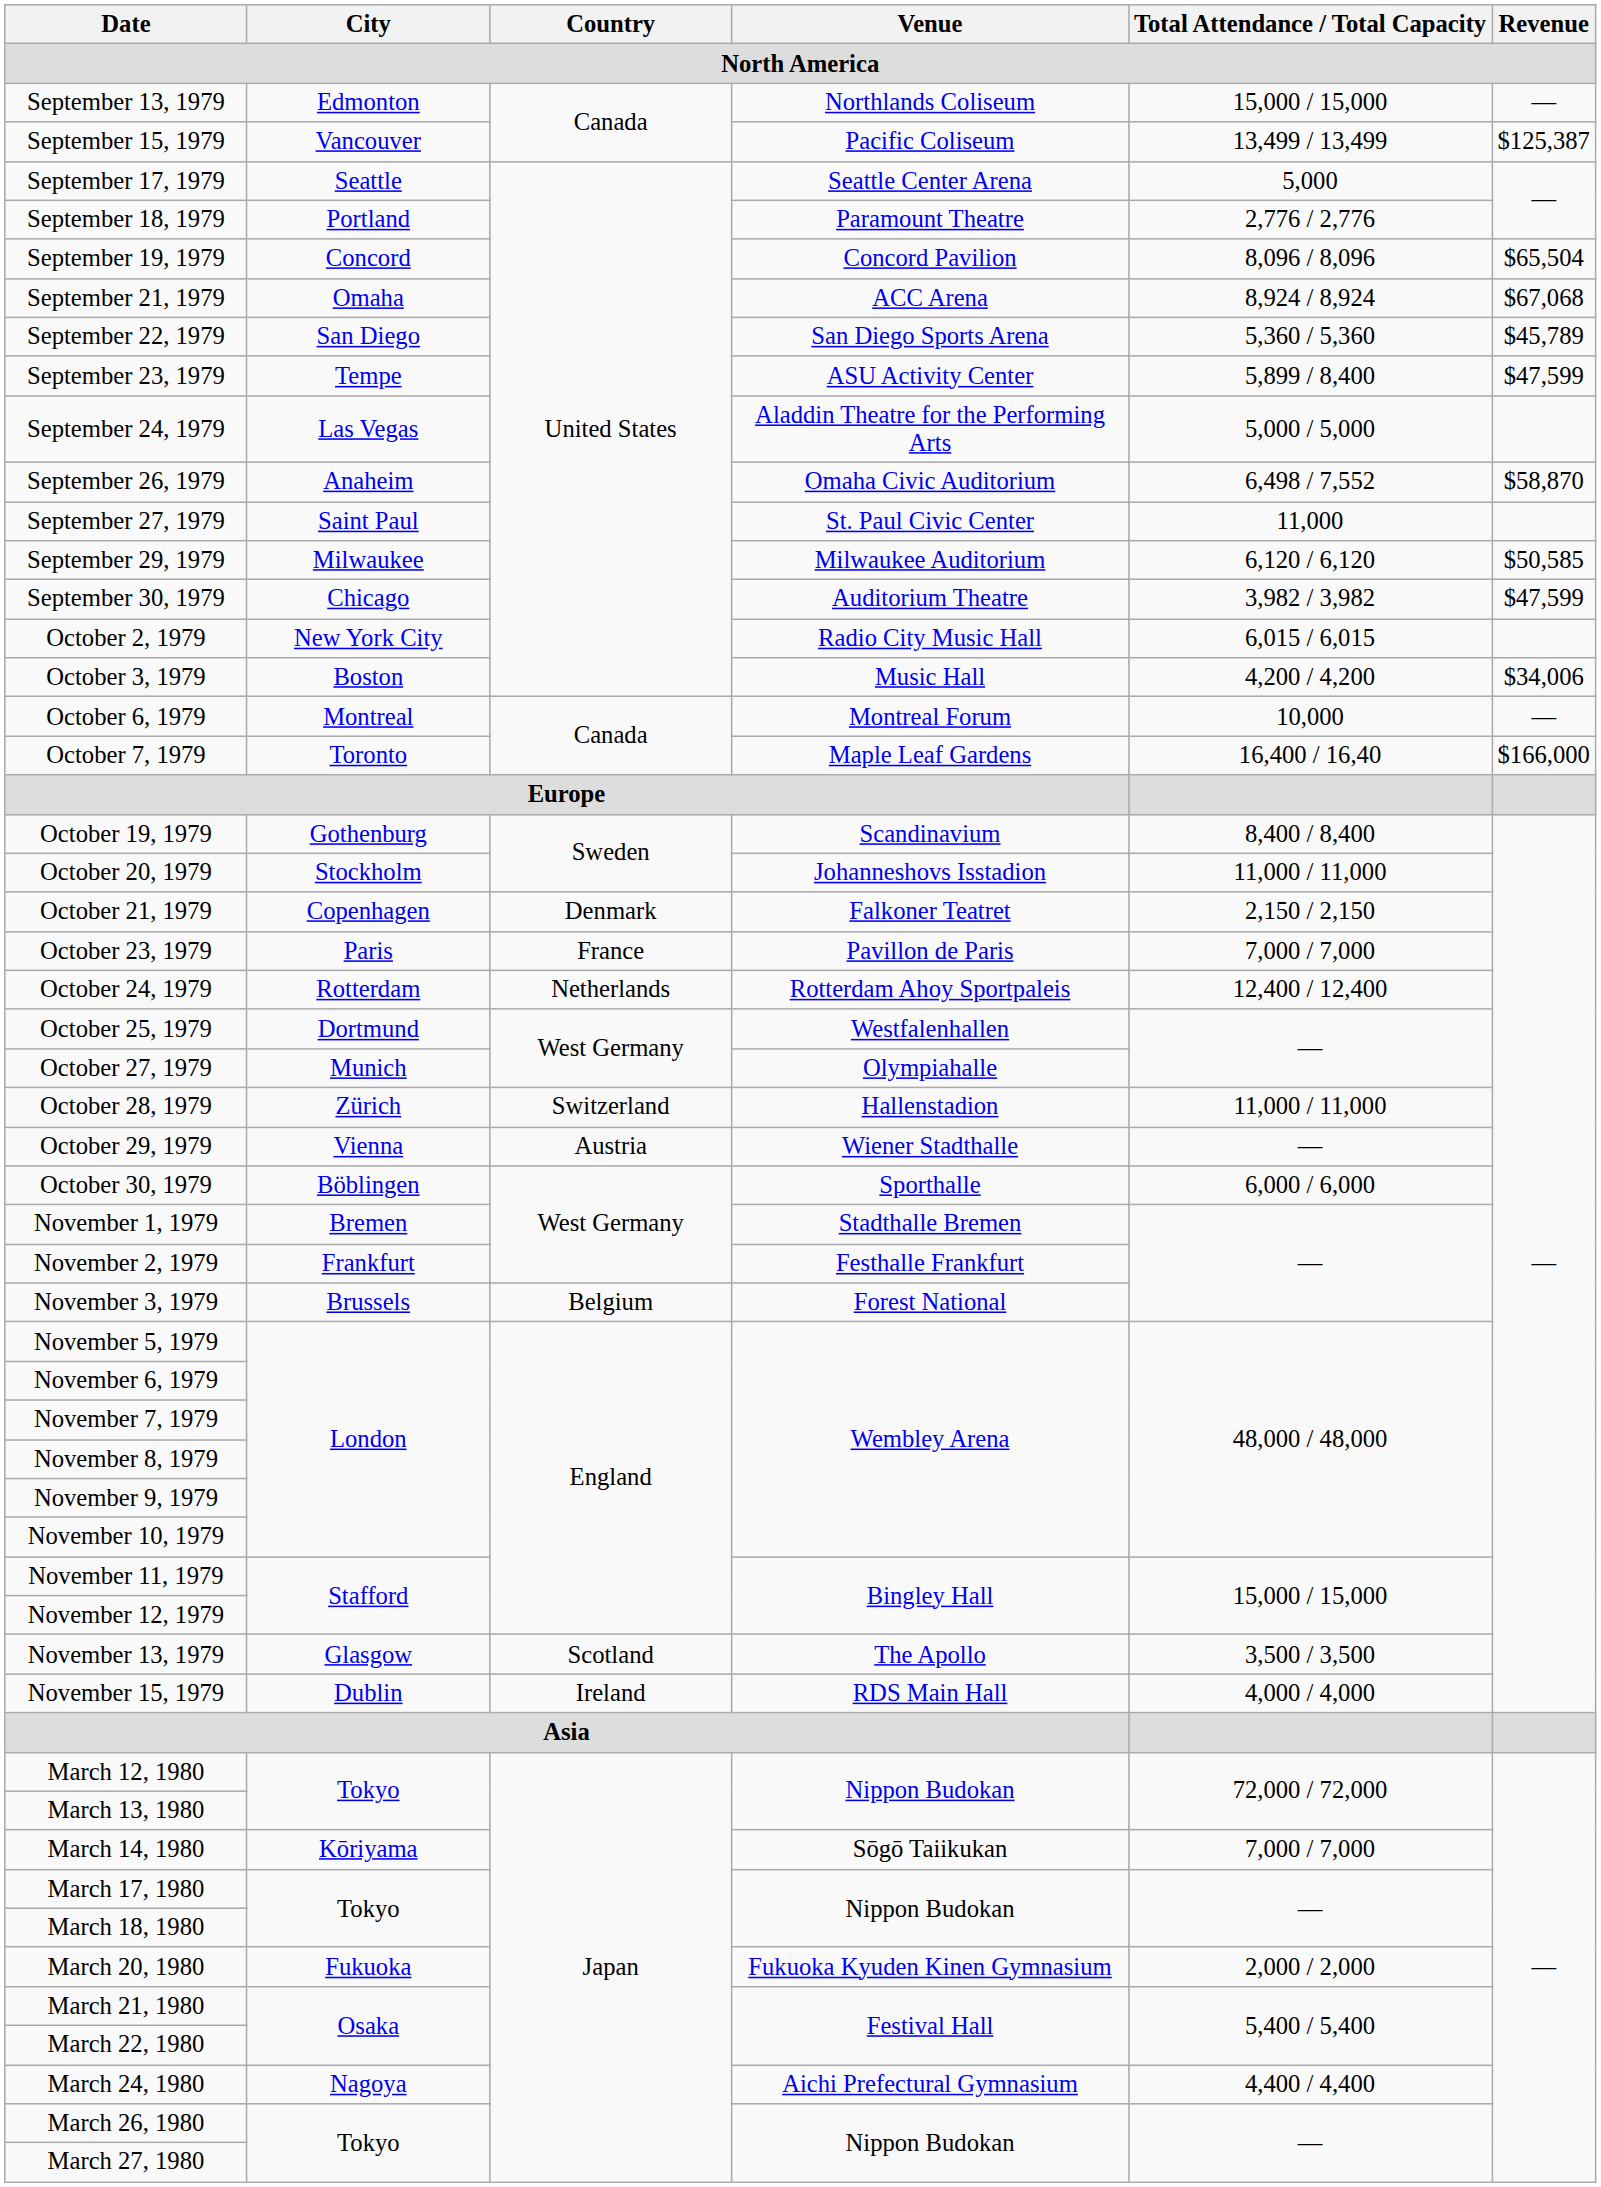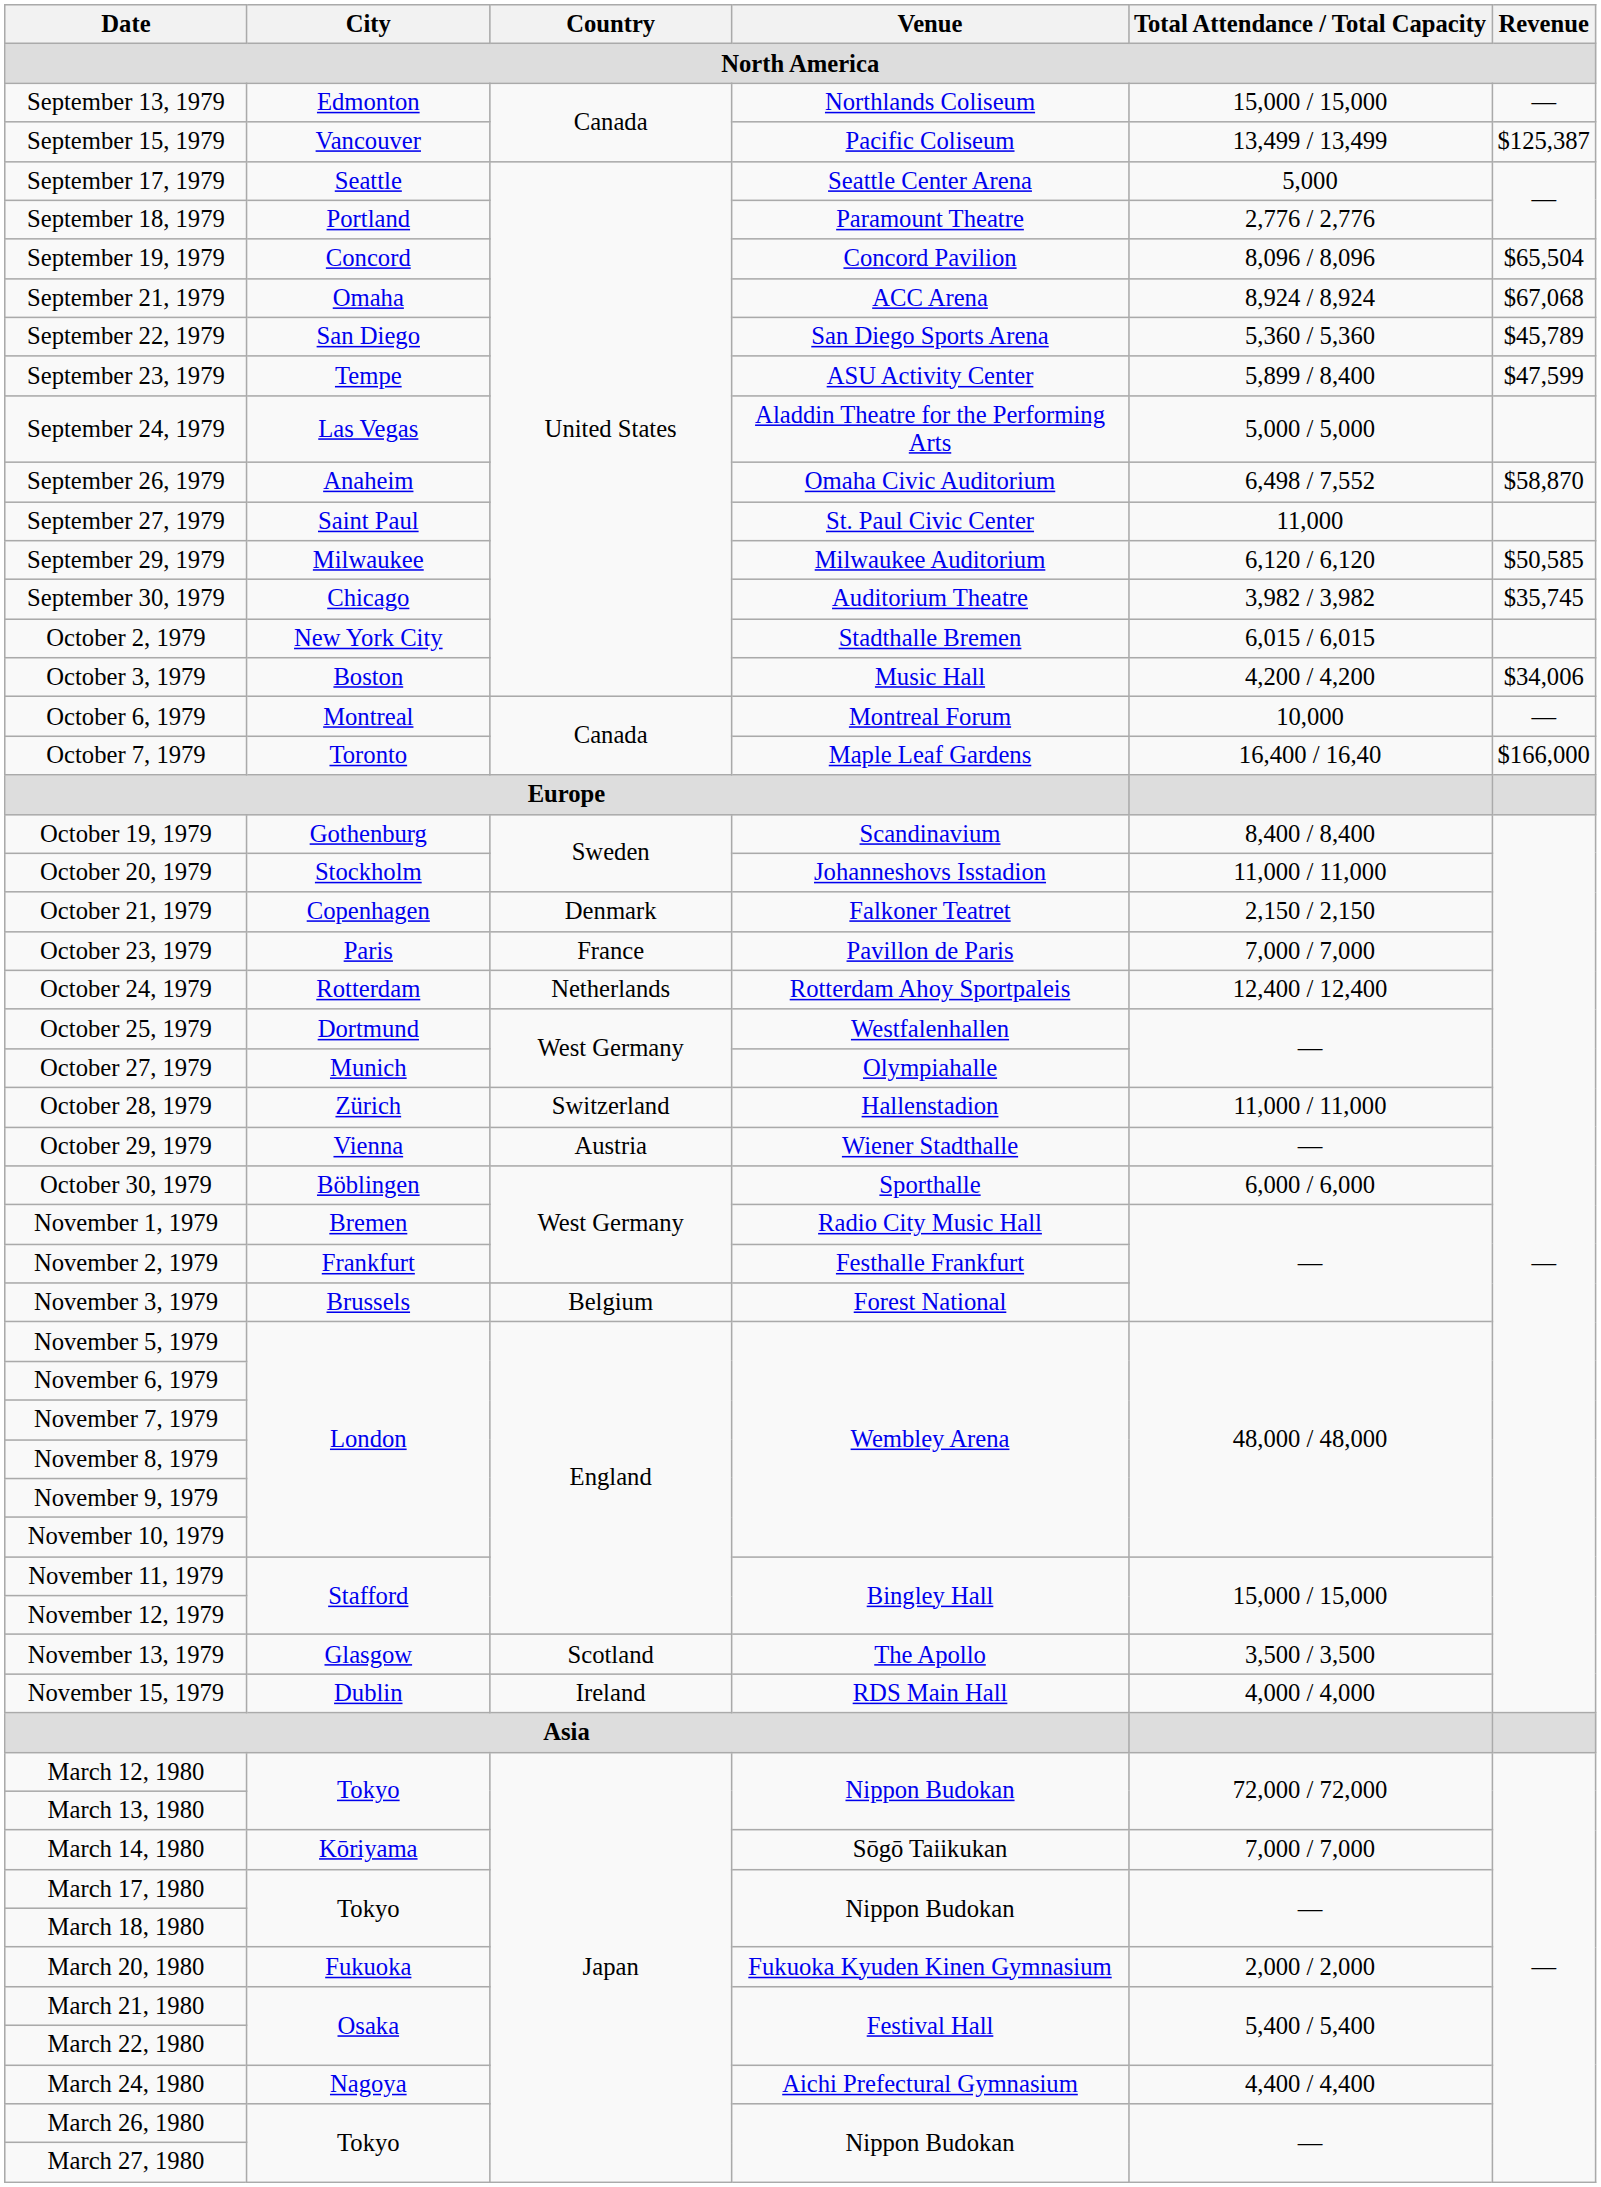(1544, 598) $47,599 -> (1544, 598) $35,745
(930, 637) Radio City Music Hall -> (930, 637) Stadthalle Bremen
(930, 1224) Stadthalle Bremen -> (930, 1224) Radio City Music Hall
